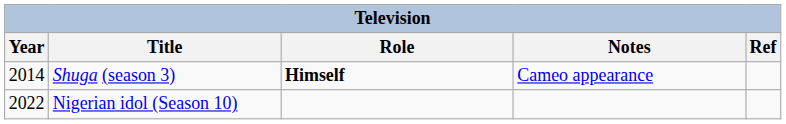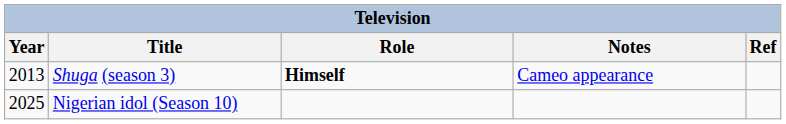(27, 75) 2014 -> (27, 75) 2013
(27, 103) 2022 -> (27, 103) 2025
